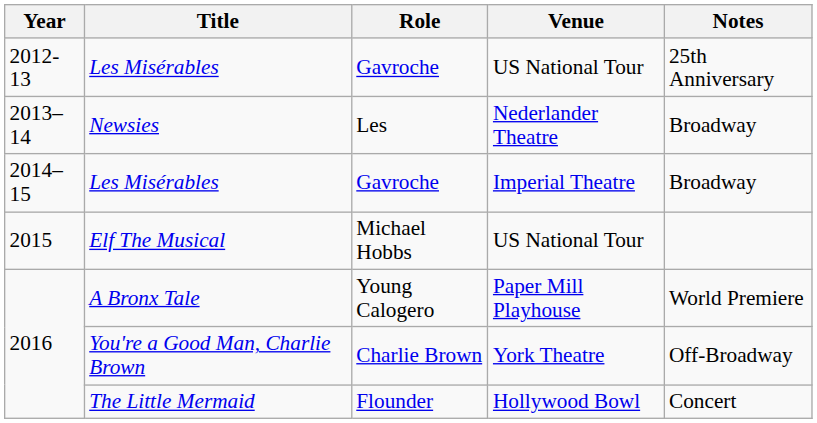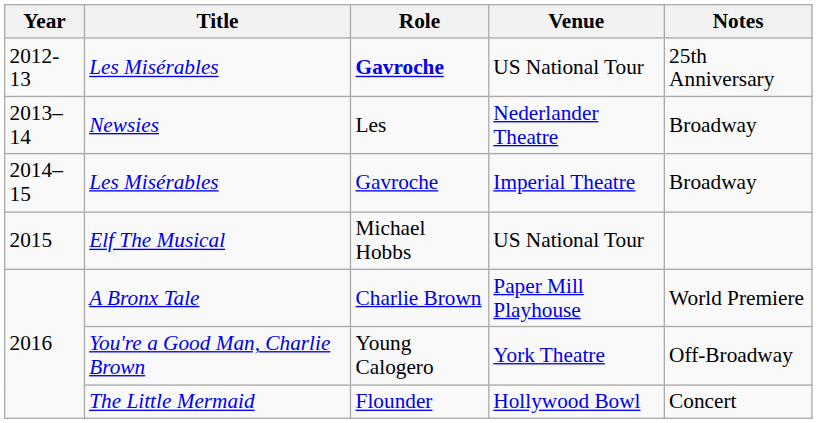(398, 67) normal -> (400, 67) bold
(395, 297) Young Calogero -> (419, 297) Charlie Brown
(419, 355) Charlie Brown -> (395, 355) Young Calogero
